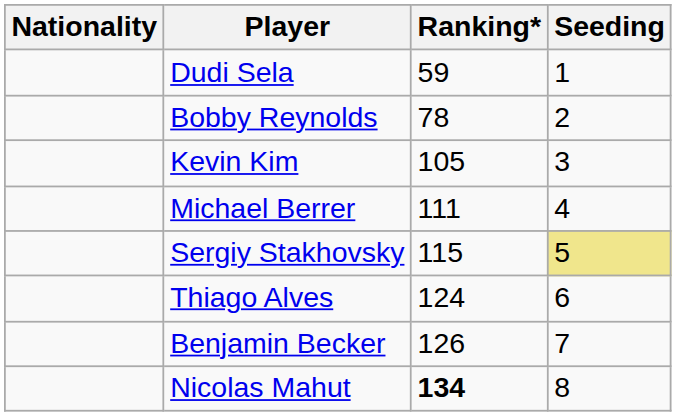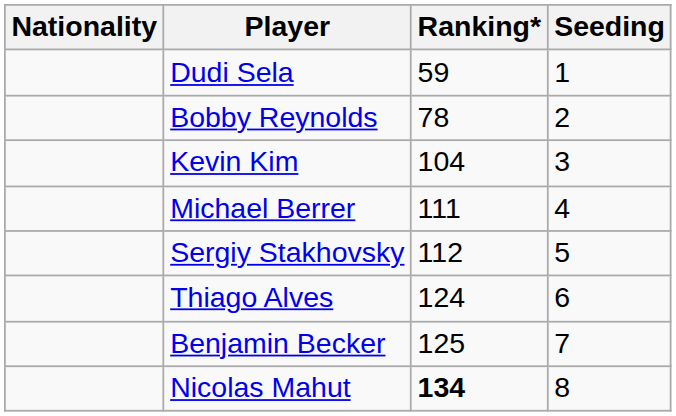(441, 162) 105 -> (441, 162) 104
(440, 252) 115 -> (440, 252) 112
(562, 252) khaki background -> (562, 252) no background
(441, 343) 126 -> (441, 343) 125
